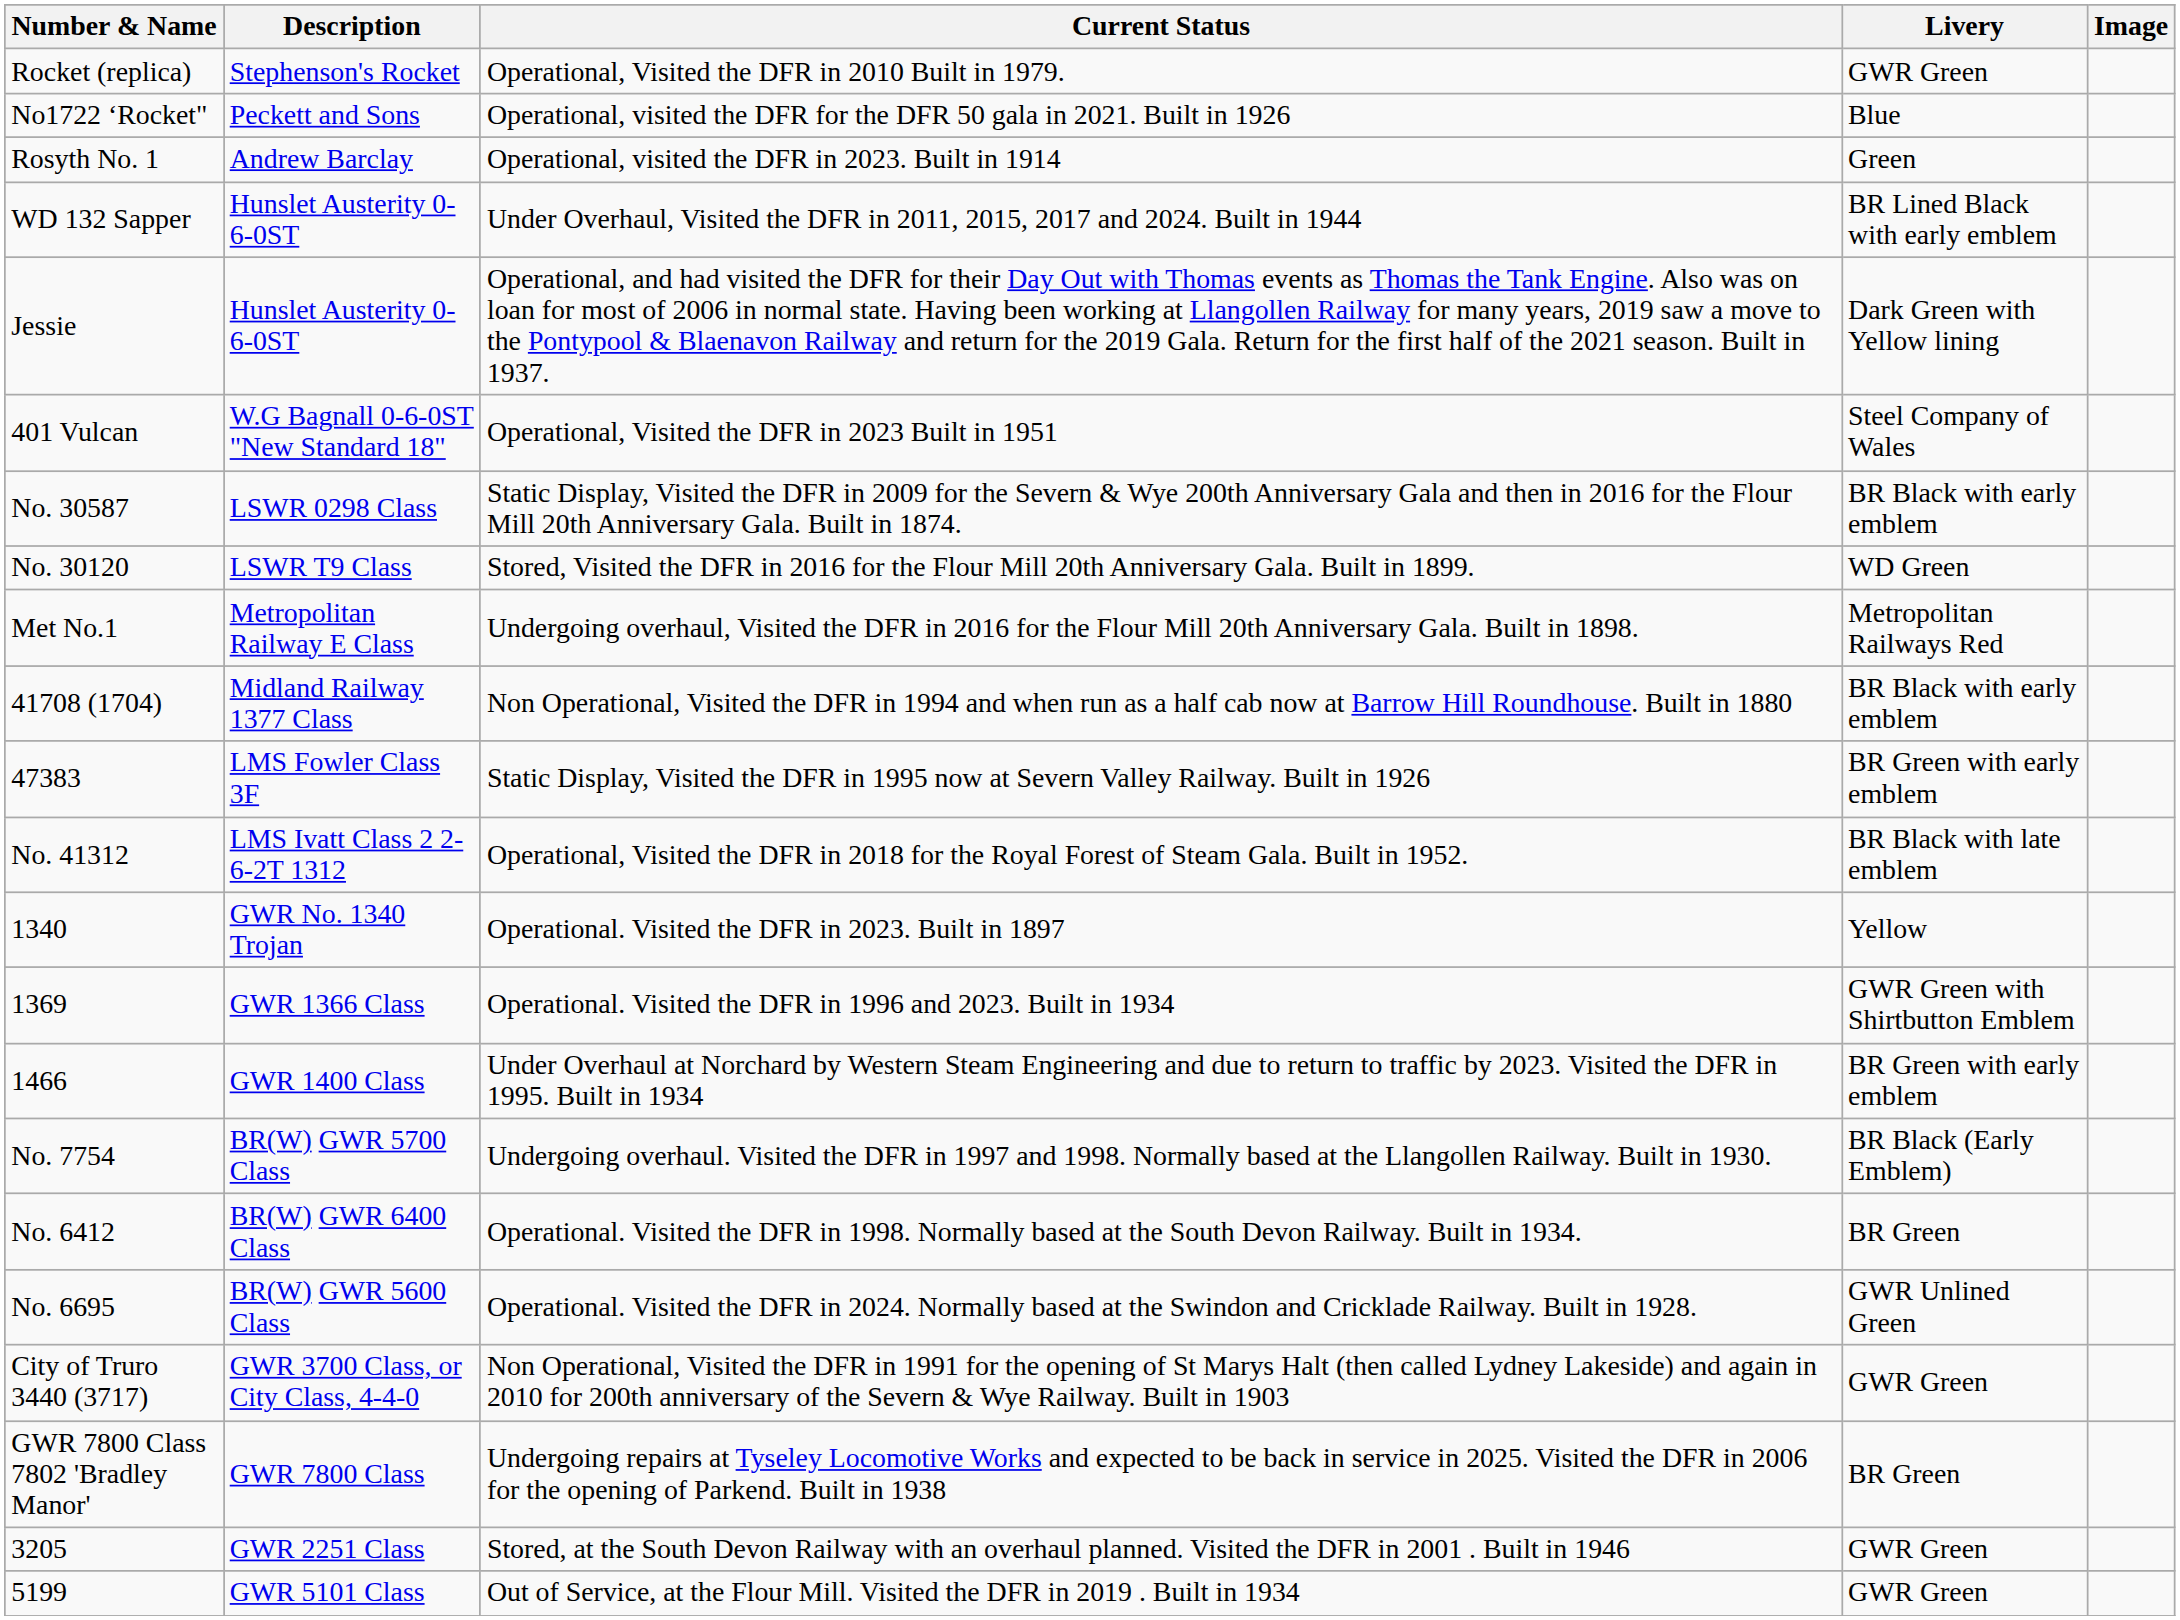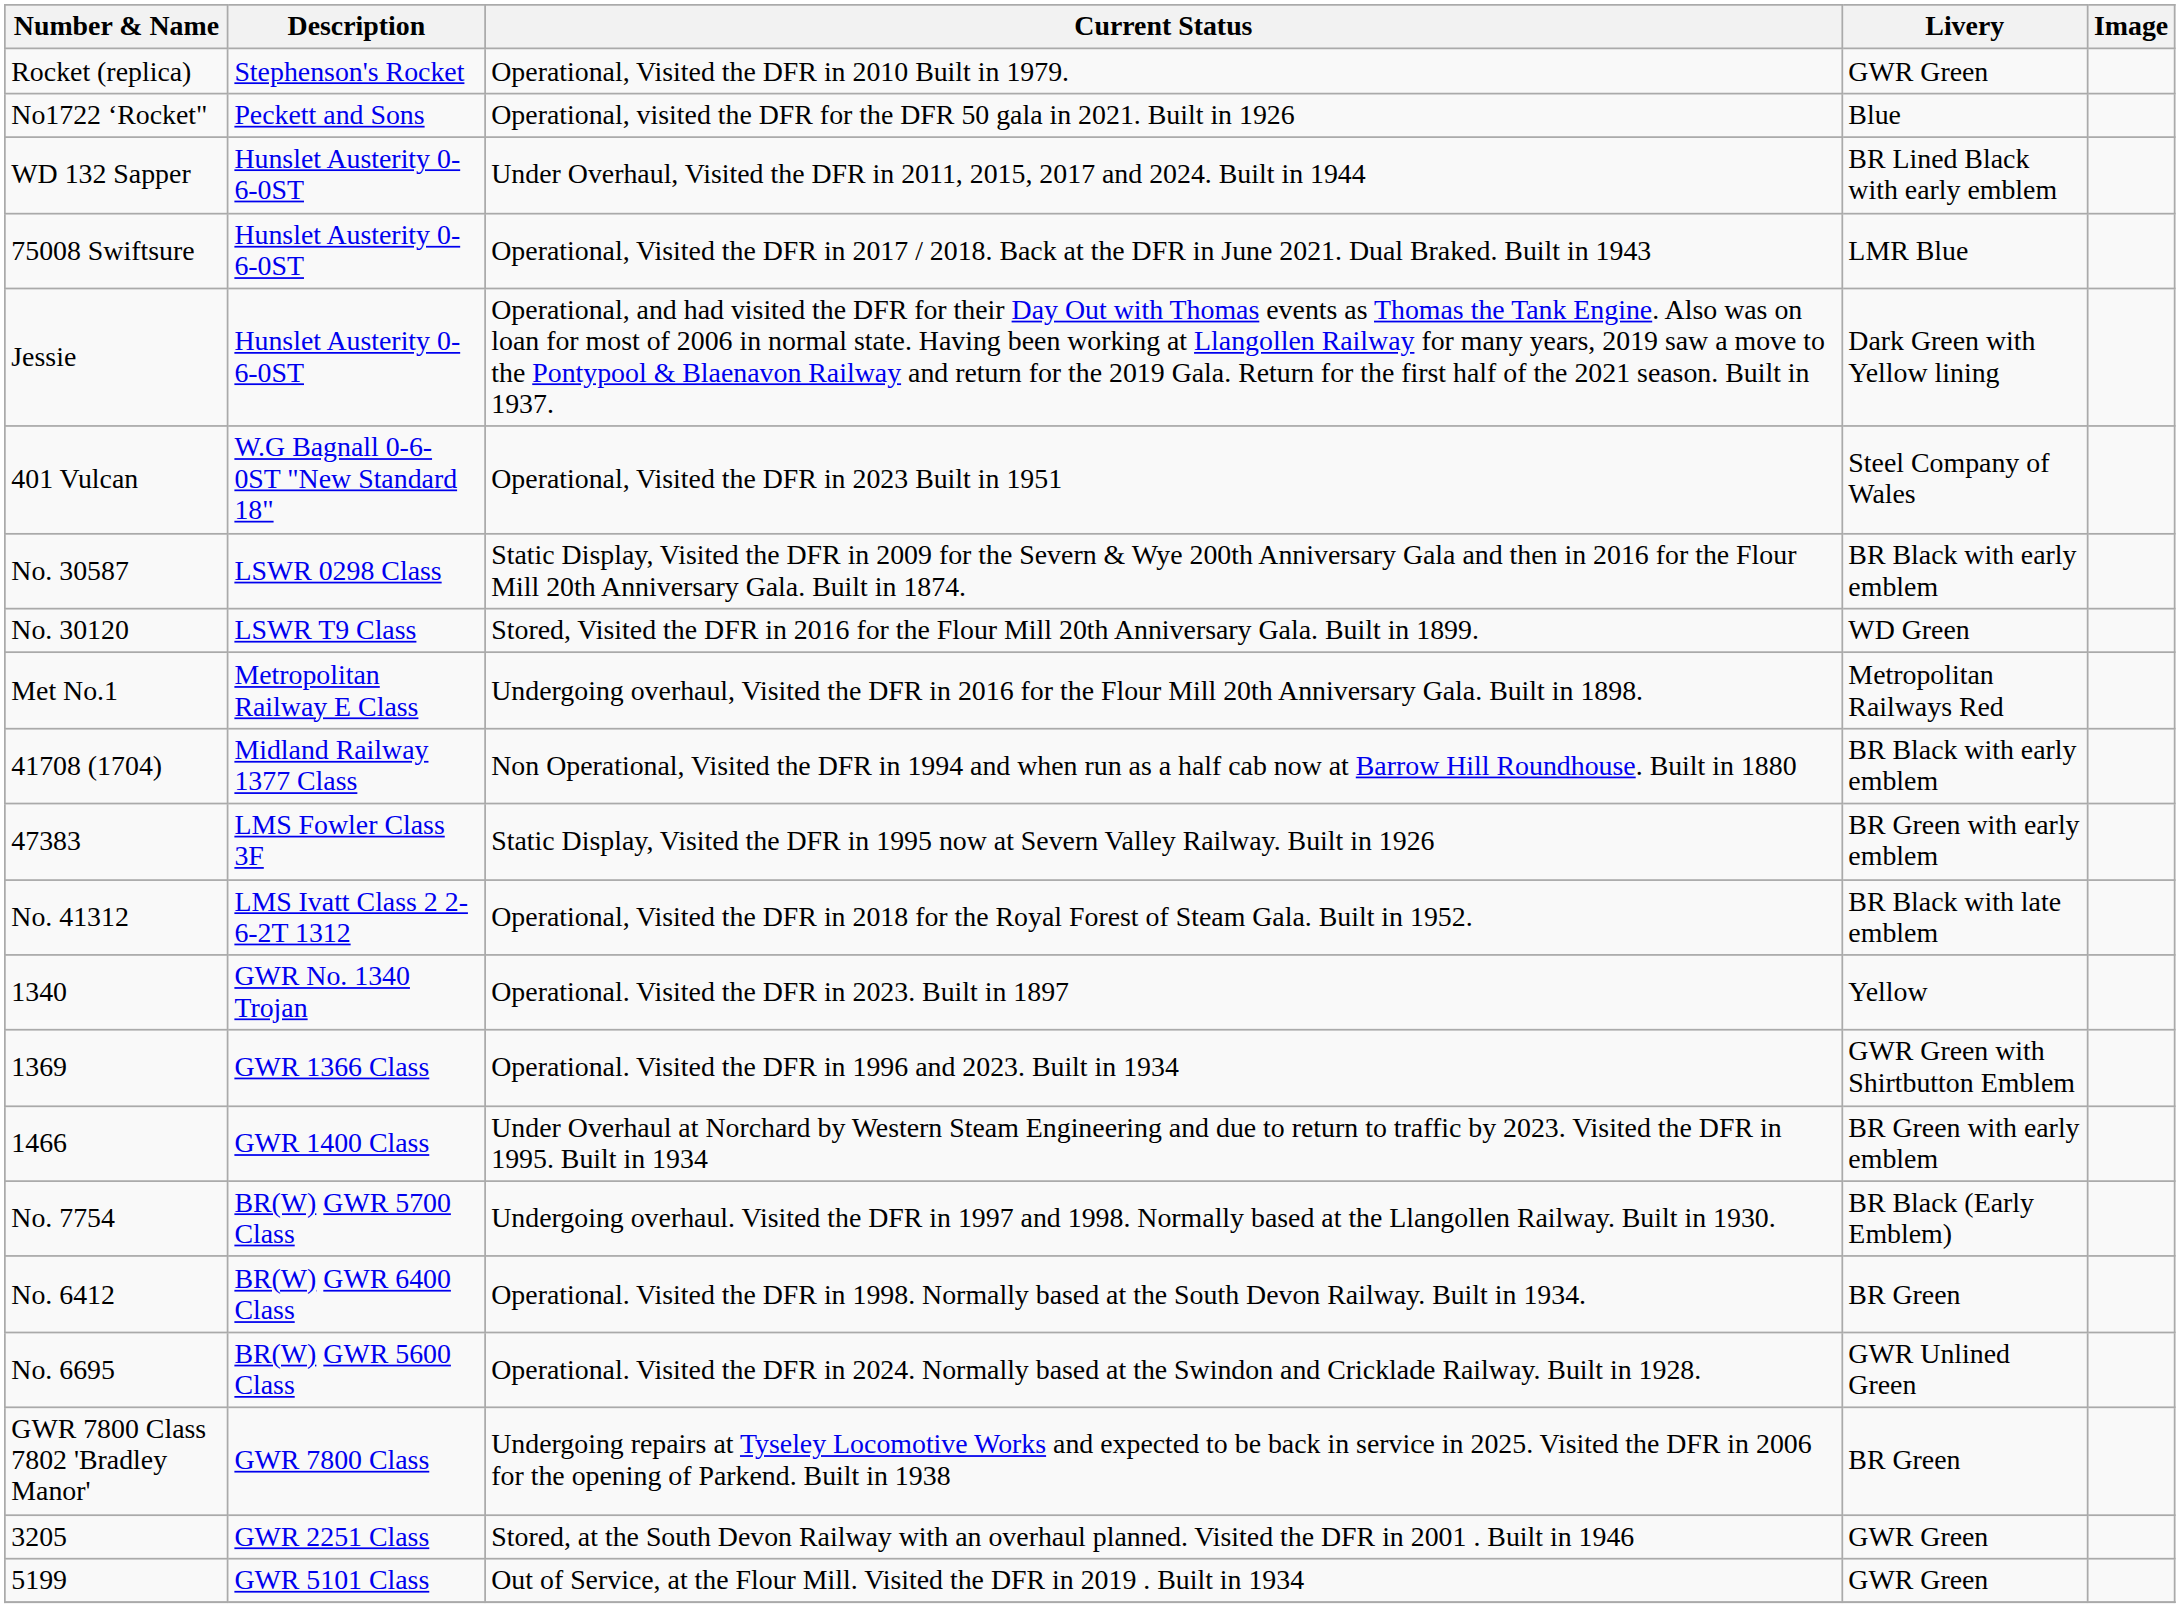- row: (85, 159)
+ row: (103, 250)
- row: (85, 1382)
